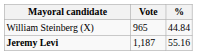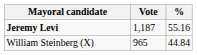rows swapped: (32, 43) <-> (50, 27)
